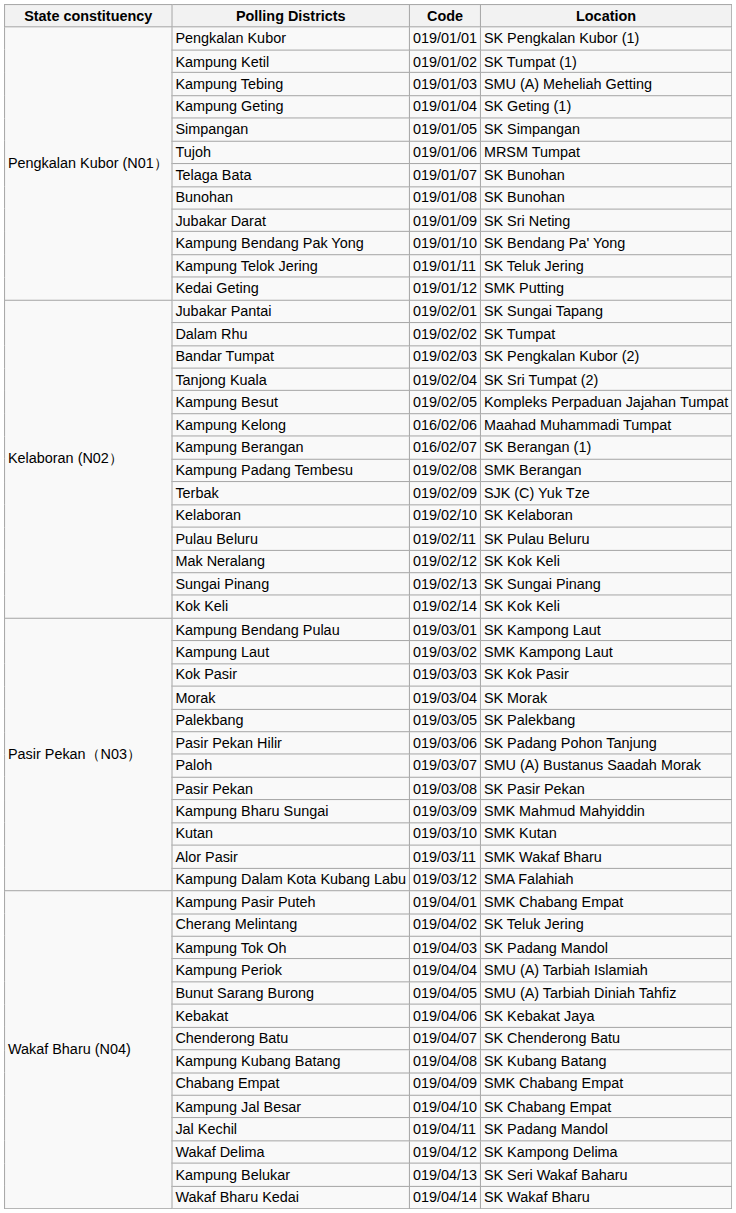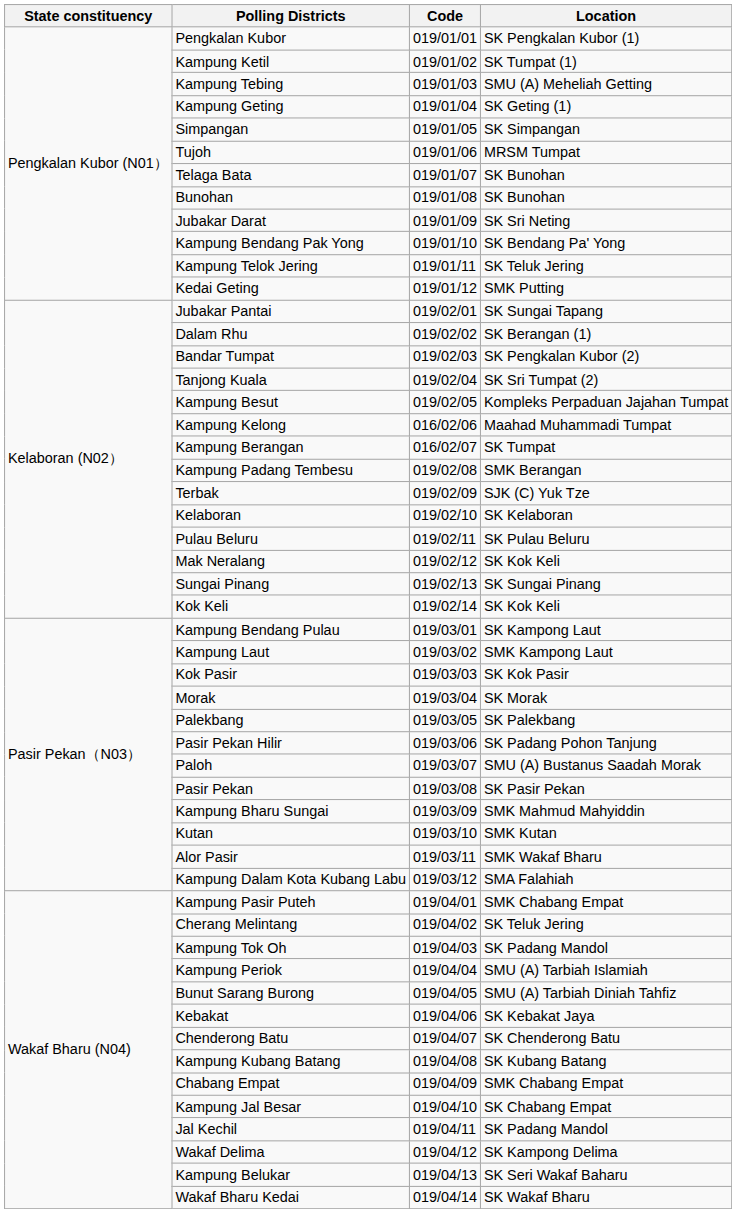(520, 334) SK Tumpat -> (538, 334) SK Berangan (1)
(538, 447) SK Berangan (1) -> (520, 447) SK Tumpat
